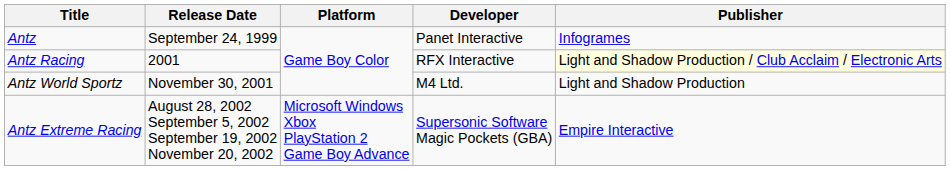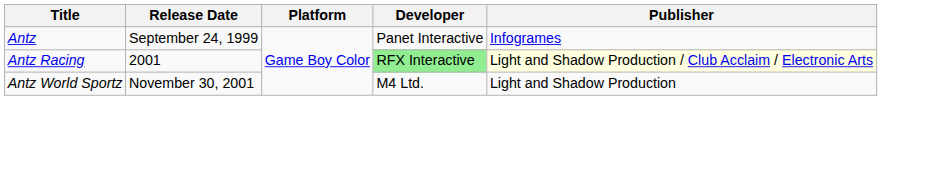(465, 60) no background -> (426, 60) lightgreen background
- row: (75, 130)
